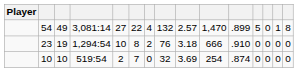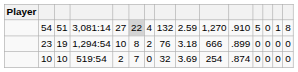(62, 28) 49 -> (62, 28) 51
(136, 28) no background -> (136, 28) lightgrey background
(187, 28) 2.57 -> (187, 28) 2.59
(214, 28) 1,470 -> (214, 28) 1,270
(241, 28) .899 -> (241, 28) .910
(241, 43) .910 -> (241, 43) .899
